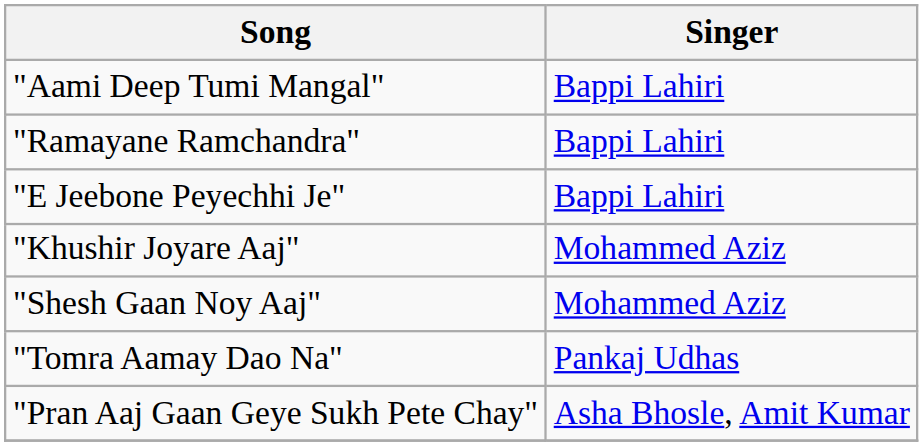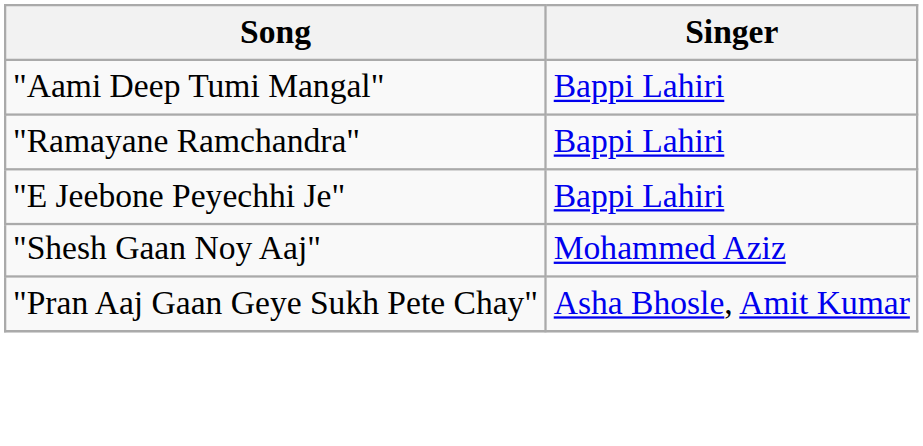- row: (156, 249)
- row: (178, 358)
